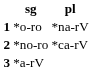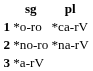(70, 26) *na-rV -> (70, 26) *ca-rV
(70, 45) *ca-rV -> (70, 45) *na-rV
